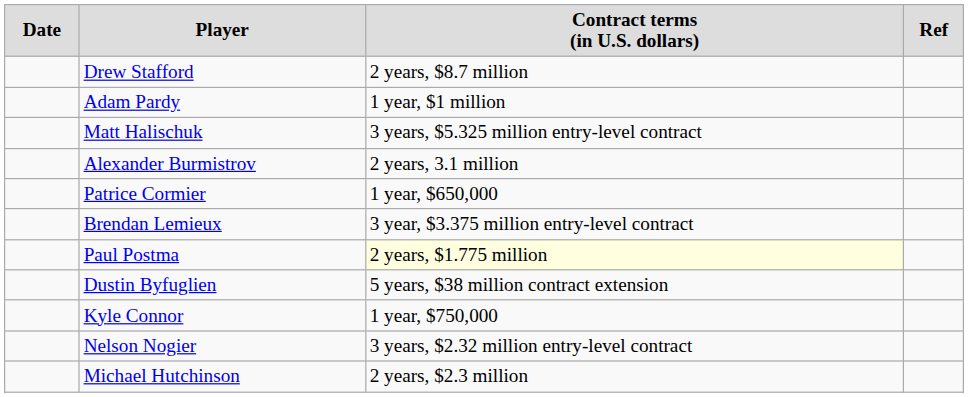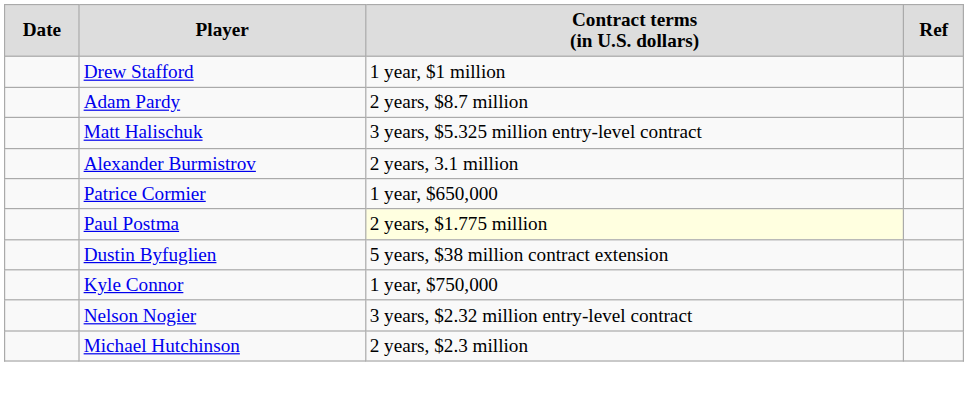(449, 71) 2 years, $8.7 million -> (438, 71) 1 year, $1 million
(438, 102) 1 year, $1 million -> (449, 102) 2 years, $8.7 million
- row: (153, 224)
